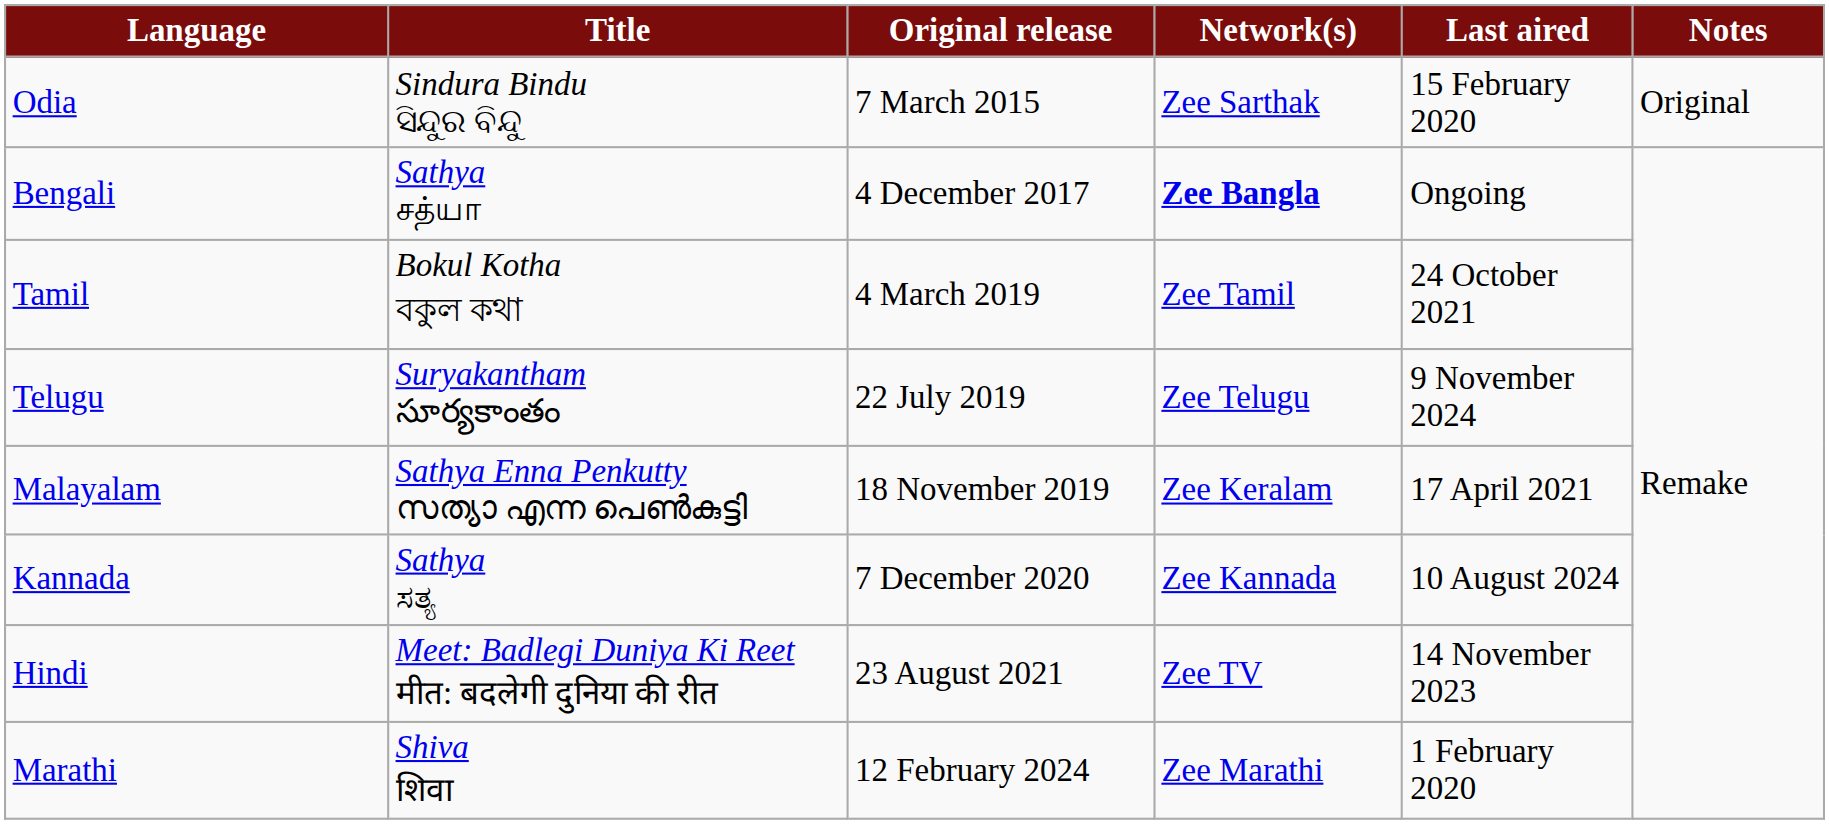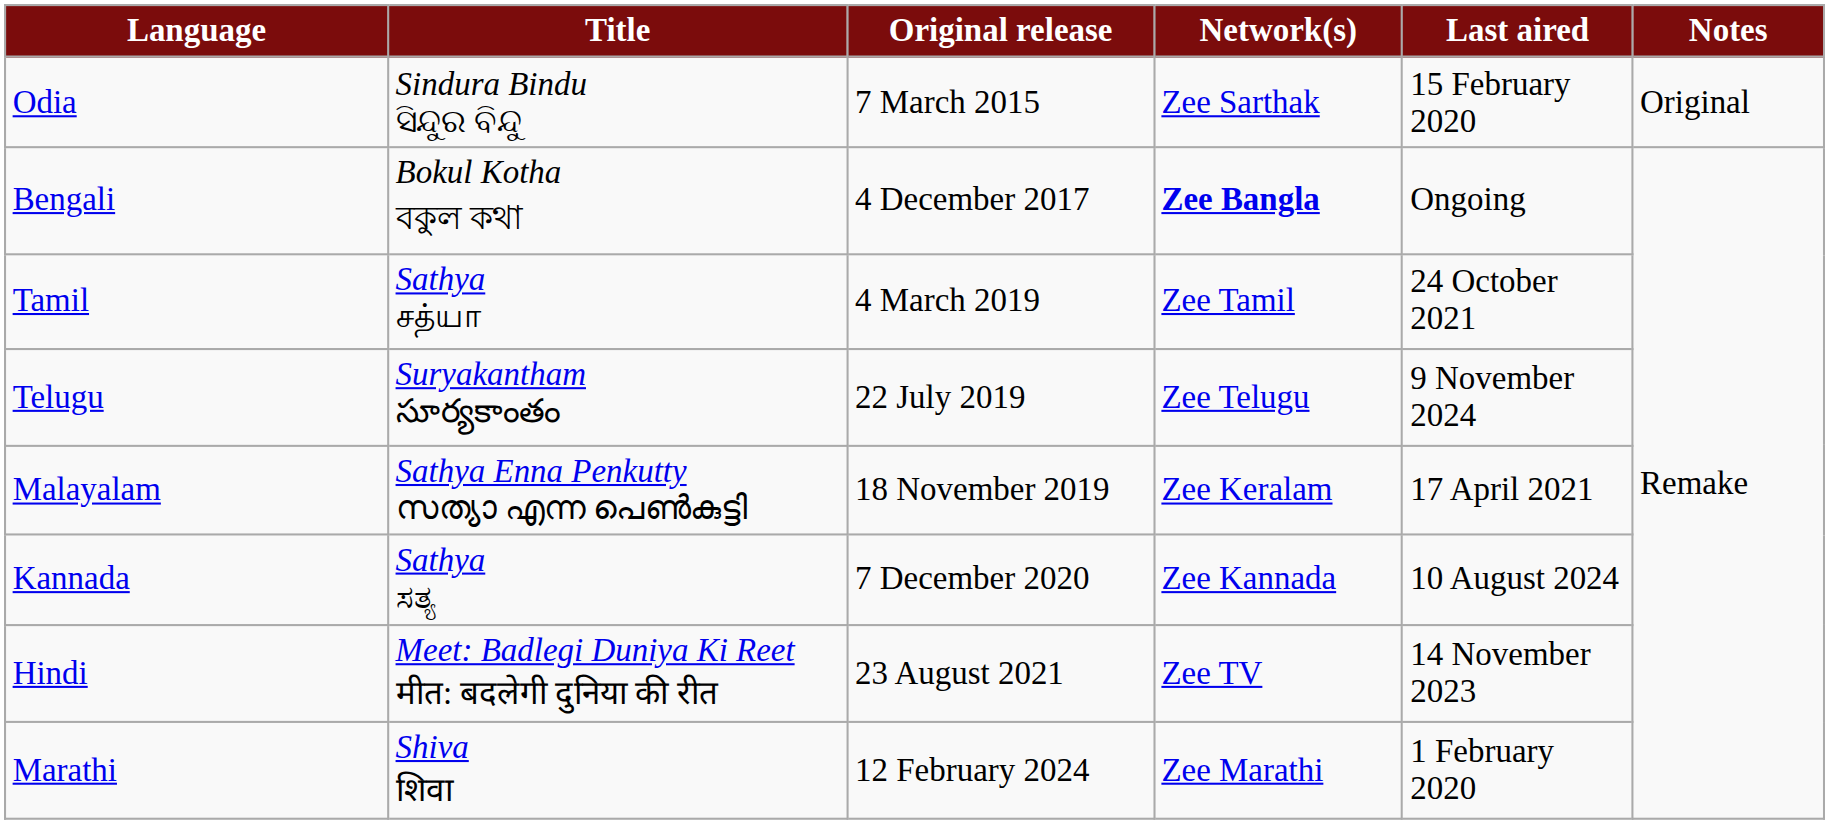(440, 190) Sathya சத்யா -> (478, 194) Bokul Kotha বকুল কথা
(478, 288) Bokul Kotha বকুল কথা -> (440, 298) Sathya சத்யா
